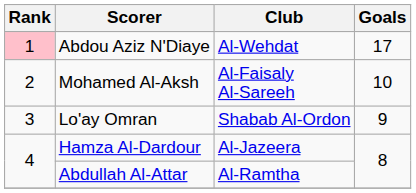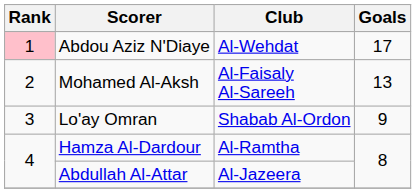(382, 82) 10 -> (382, 82) 13
(259, 147) Al-Jazeera -> (259, 147) Al-Ramtha
(259, 174) Al-Ramtha -> (259, 174) Al-Jazeera
